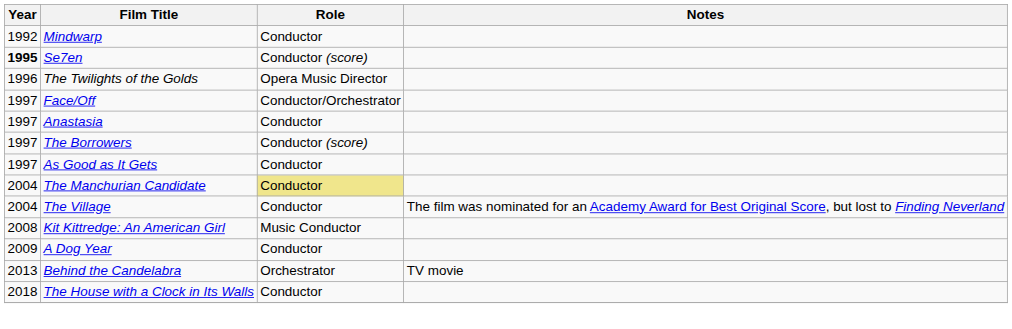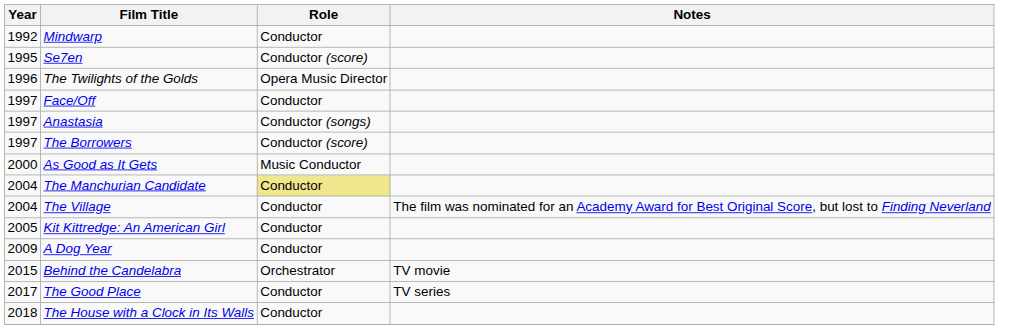(22, 57) bold -> (22, 57) normal
(330, 100) Conductor/Orchestrator -> (291, 100) Conductor
(291, 121) Conductor -> (315, 121) Conductor (songs)
(22, 164) 1997 -> (22, 164) 2000
(291, 164) Conductor -> (311, 164) Music Conductor
(22, 228) 2008 -> (22, 228) 2005
(311, 228) Music Conductor -> (291, 228) Conductor
(22, 270) 2013 -> (22, 270) 2015
+ row: (92, 292)
